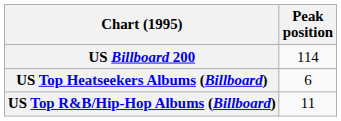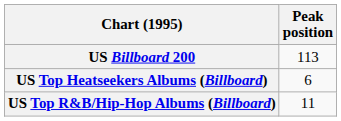(308, 56) 114 -> (308, 56) 113
